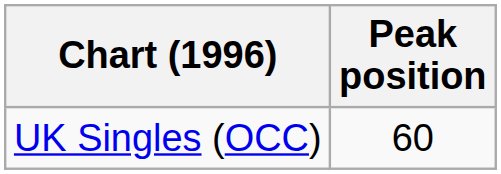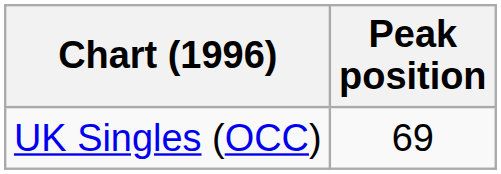(413, 137) 60 -> (413, 137) 69
